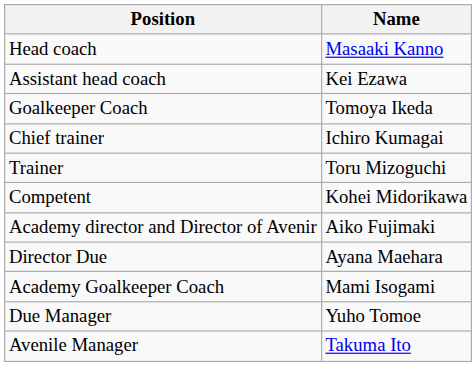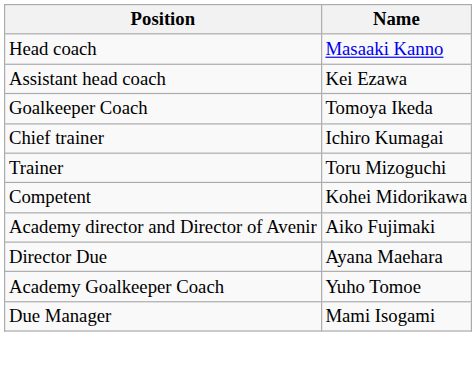(380, 286) Mami Isogami -> (373, 286) Yuho Tomoe
(373, 316) Yuho Tomoe -> (380, 316) Mami Isogami
- row: (73, 345)
